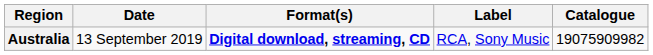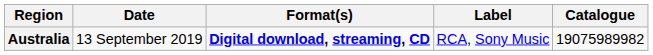(600, 38) 19075909982 -> (600, 38) 19075989982
